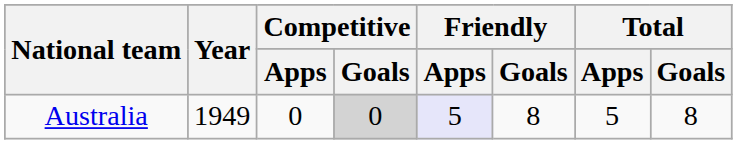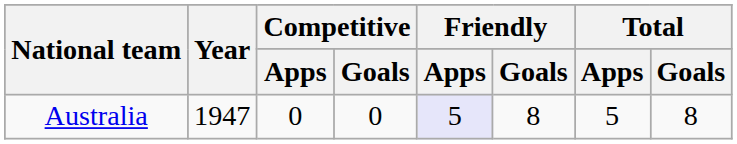(222, 116) 1949 -> (222, 116) 1947
(375, 116) lightgrey background -> (375, 116) no background
